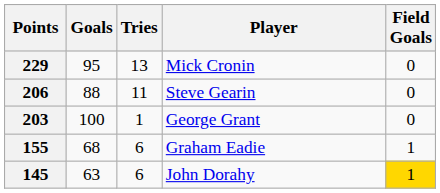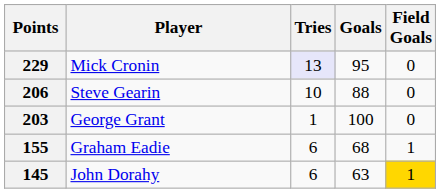columns swapped: (274, 27) <-> (92, 27)
(139, 65) no background -> (313, 65) lavender background
(139, 92) 11 -> (313, 92) 10
